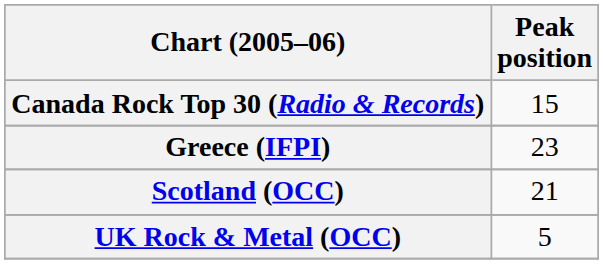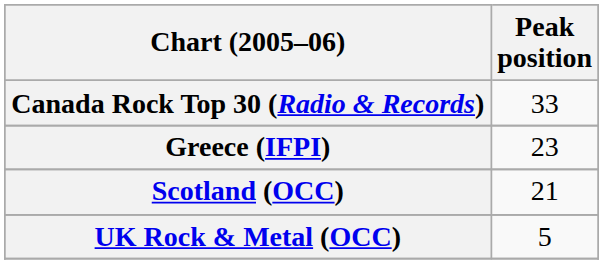(545, 102) 15 -> (545, 102) 33
